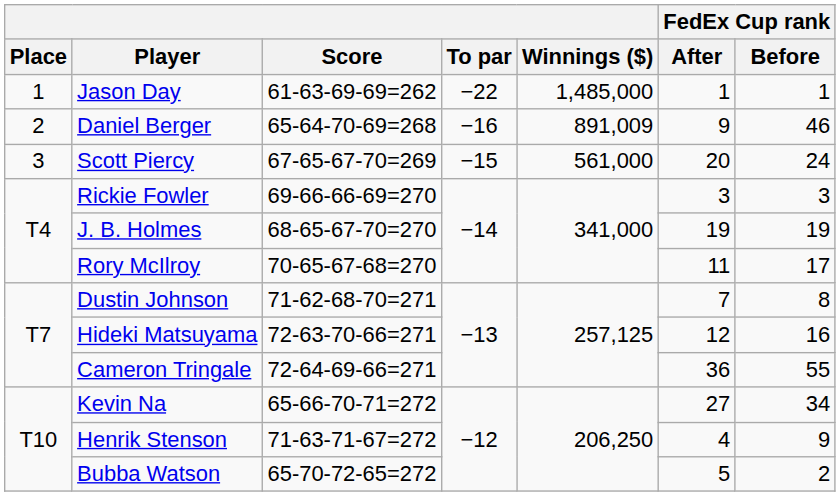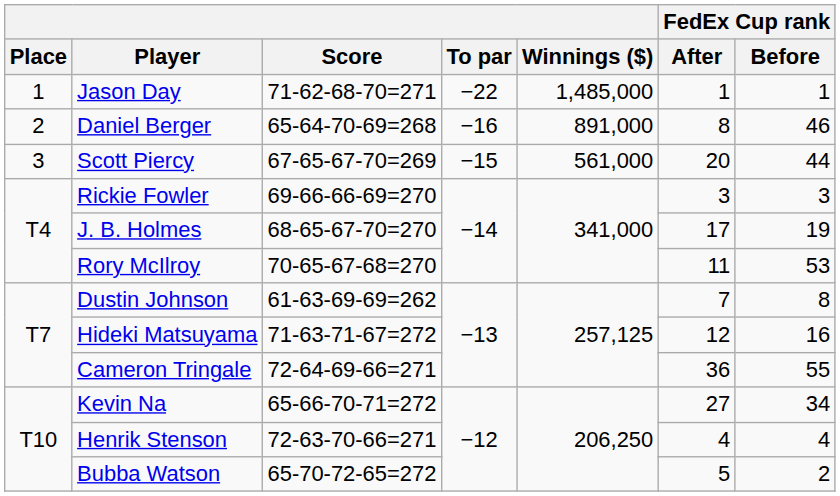(352, 91) 61-63-69-69=262 -> (352, 91) 71-62-68-70=271
(614, 126) 891,009 -> (614, 126) 891,000
(724, 126) 9 -> (724, 126) 8
(818, 160) 24 -> (818, 160) 44
(718, 230) 19 -> (718, 230) 17
(818, 265) 17 -> (818, 265) 53
(352, 299) 71-62-68-70=271 -> (352, 299) 61-63-69-69=262
(352, 334) 72-63-70-66=271 -> (352, 334) 71-63-71-67=272
(352, 439) 71-63-71-67=272 -> (352, 439) 72-63-70-66=271
(824, 439) 9 -> (824, 439) 4
